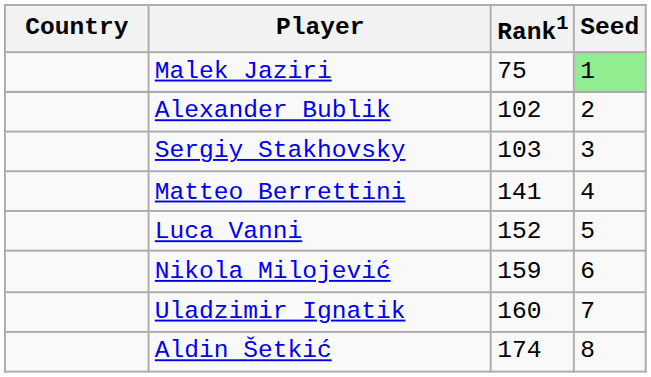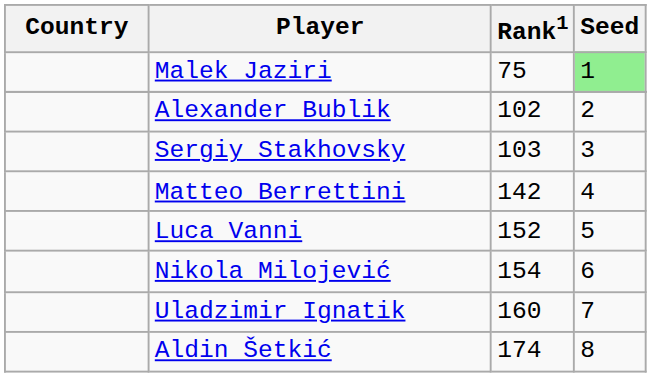(519, 191) 141 -> (519, 191) 142
(519, 272) 159 -> (519, 272) 154
